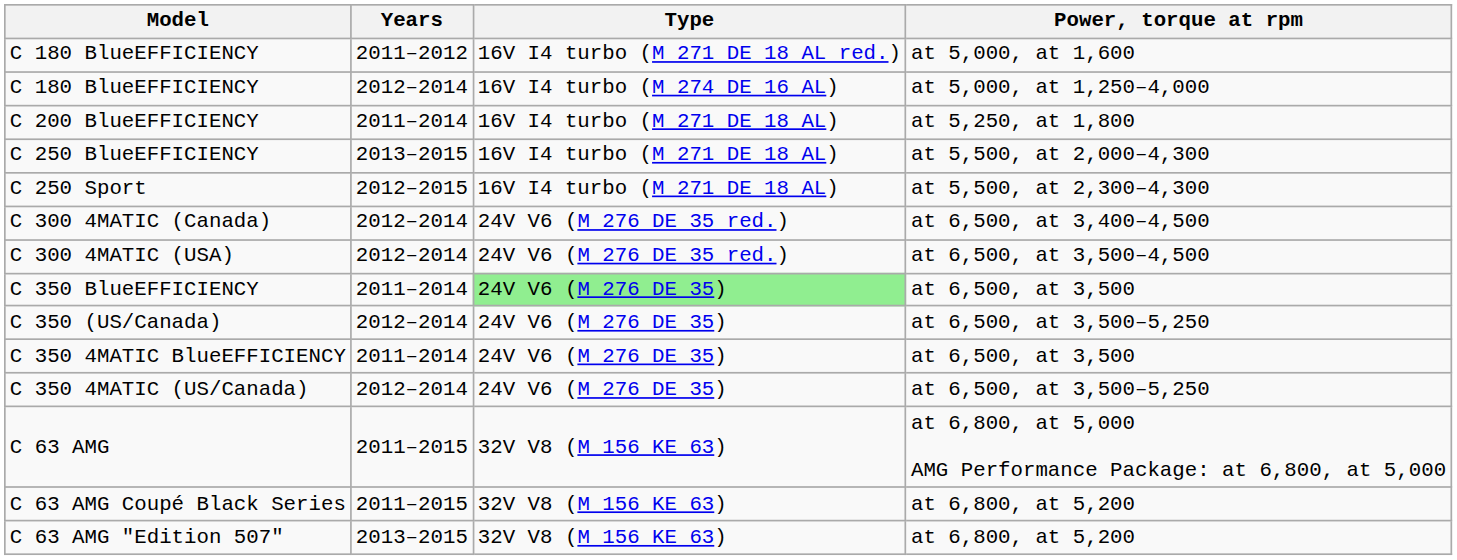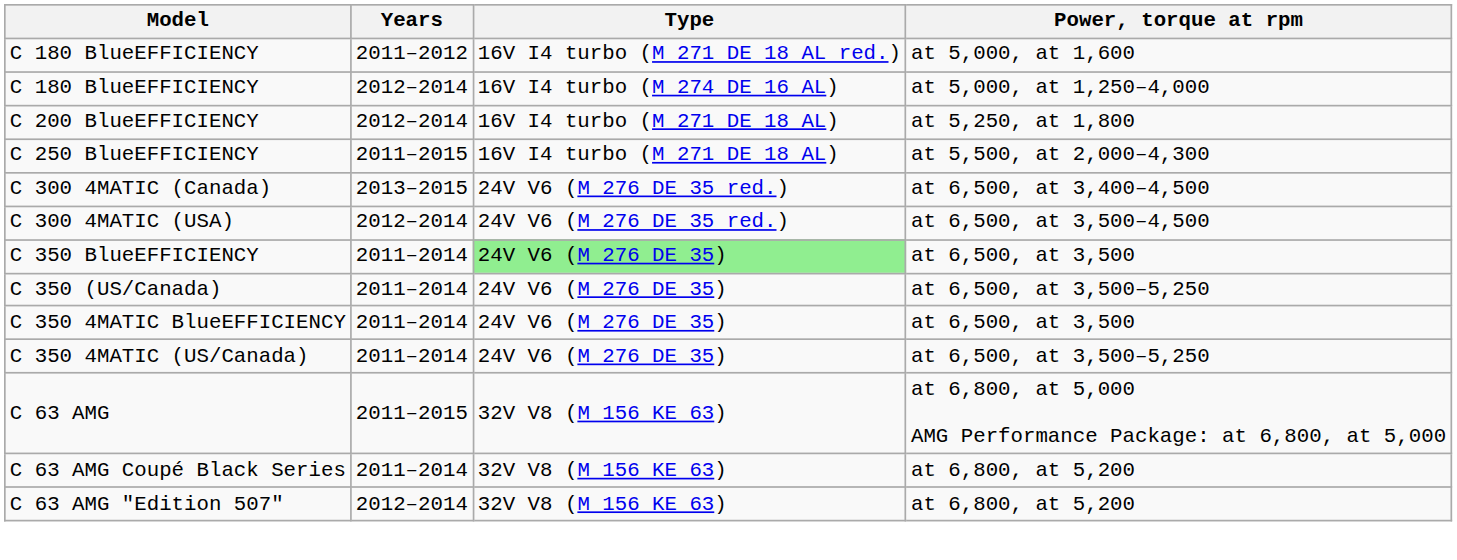(412, 122) 2011–2014 -> (412, 122) 2012–2014
(412, 156) 2013–2015 -> (412, 156) 2011–2015
- row: (78, 189)
(412, 223) 2012–2014 -> (412, 189) 2013–2015
(412, 323) 2012–2014 -> (412, 290) 2011–2014
(412, 390) 2012–2014 -> (412, 357) 2011–2014
(412, 504) 2011–2015 -> (412, 471) 2011–2014
(412, 538) 2013–2015 -> (412, 504) 2012–2014
